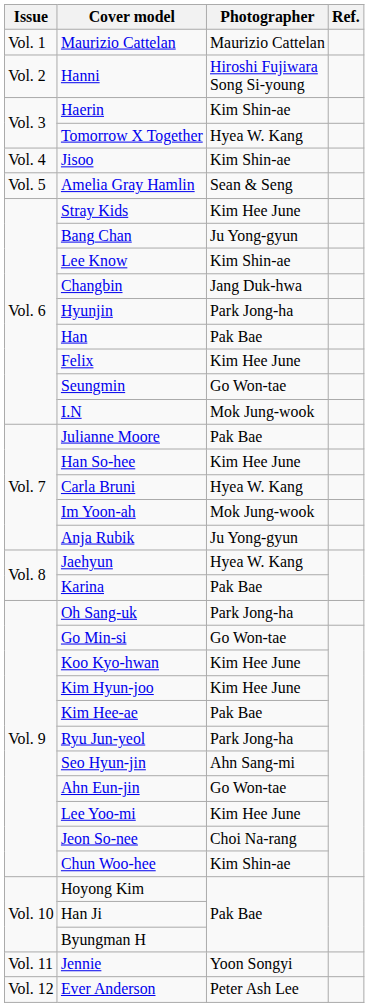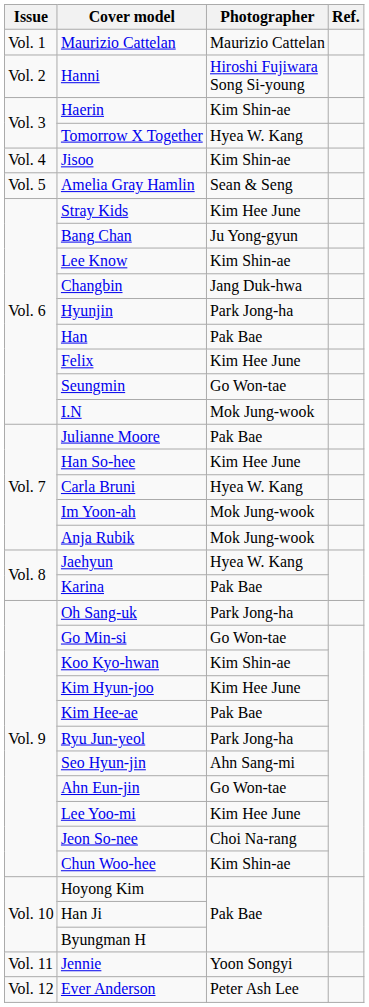(254, 537) Ju Yong-gyun -> (262, 537) Mok Jung-wook
(255, 662) Kim Hee June -> (250, 662) Kim Shin-ae
